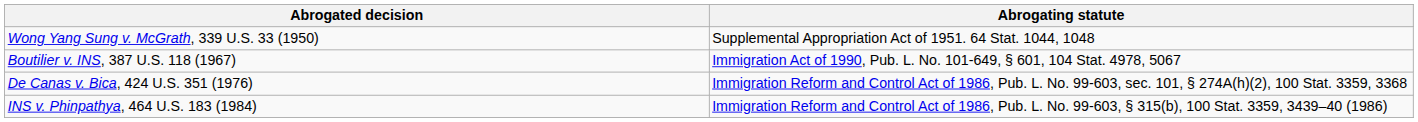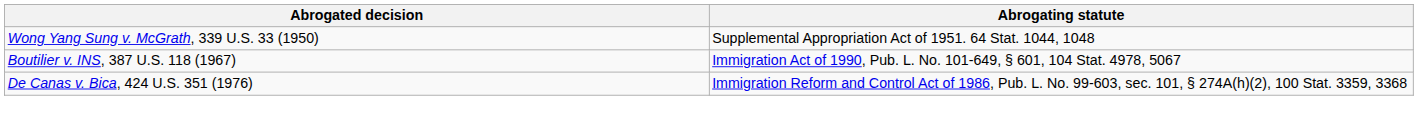- row: (132, 106)
